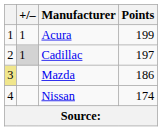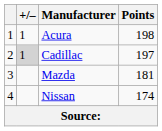(145, 35) 199 -> (145, 35) 198
(10, 75) khaki background -> (10, 75) no background
(145, 75) 186 -> (145, 75) 181
